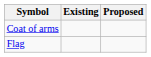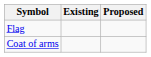rows swapped: (33, 28) <-> (16, 44)
